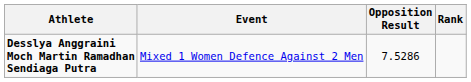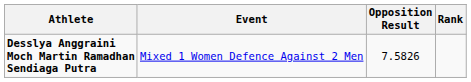(401, 56) 7.5286 -> (401, 56) 7.5826
